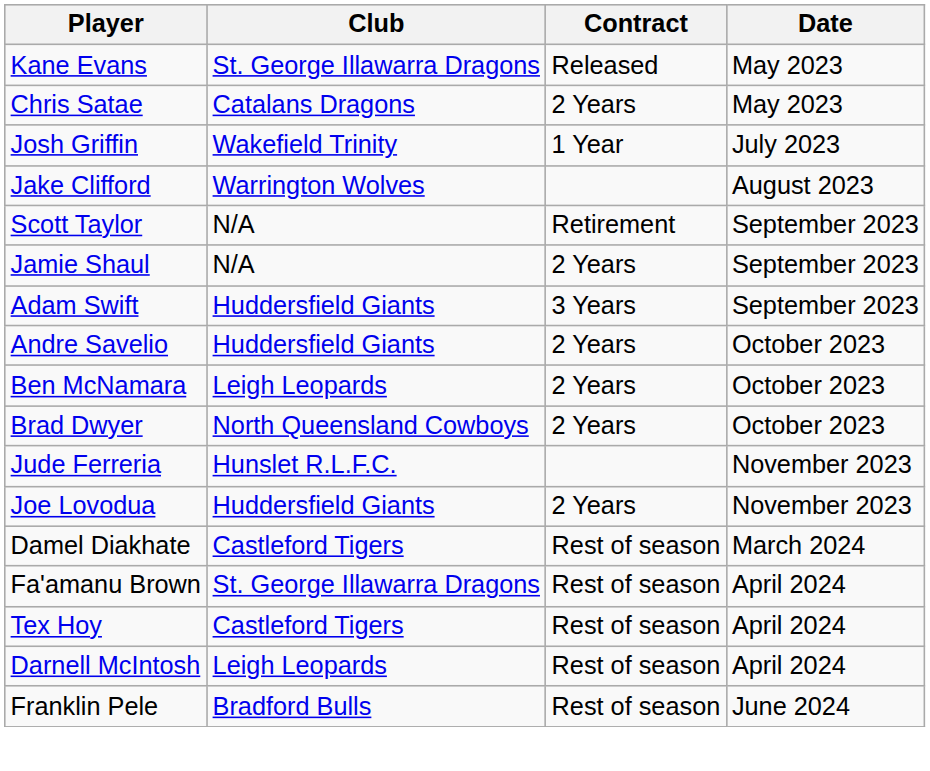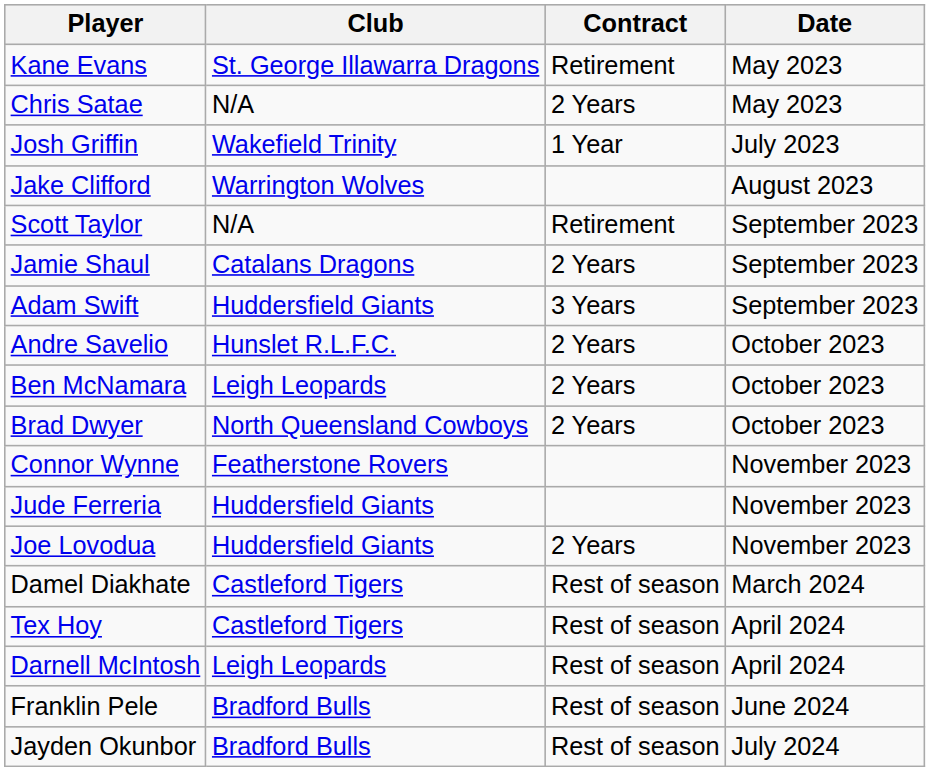(605, 64) Released -> (613, 64) Retirement
(314, 104) Catalans Dragons -> (233, 104) N/A
(234, 265) N/A -> (313, 265) Catalans Dragons
(324, 345) Huddersfield Giants -> (304, 345) Hunslet R.L.F.C.
+ row: (95, 465)
(305, 465) Hunslet R.L.F.C. -> (323, 505) Huddersfield Giants
- row: (106, 585)
+ row: (103, 746)
